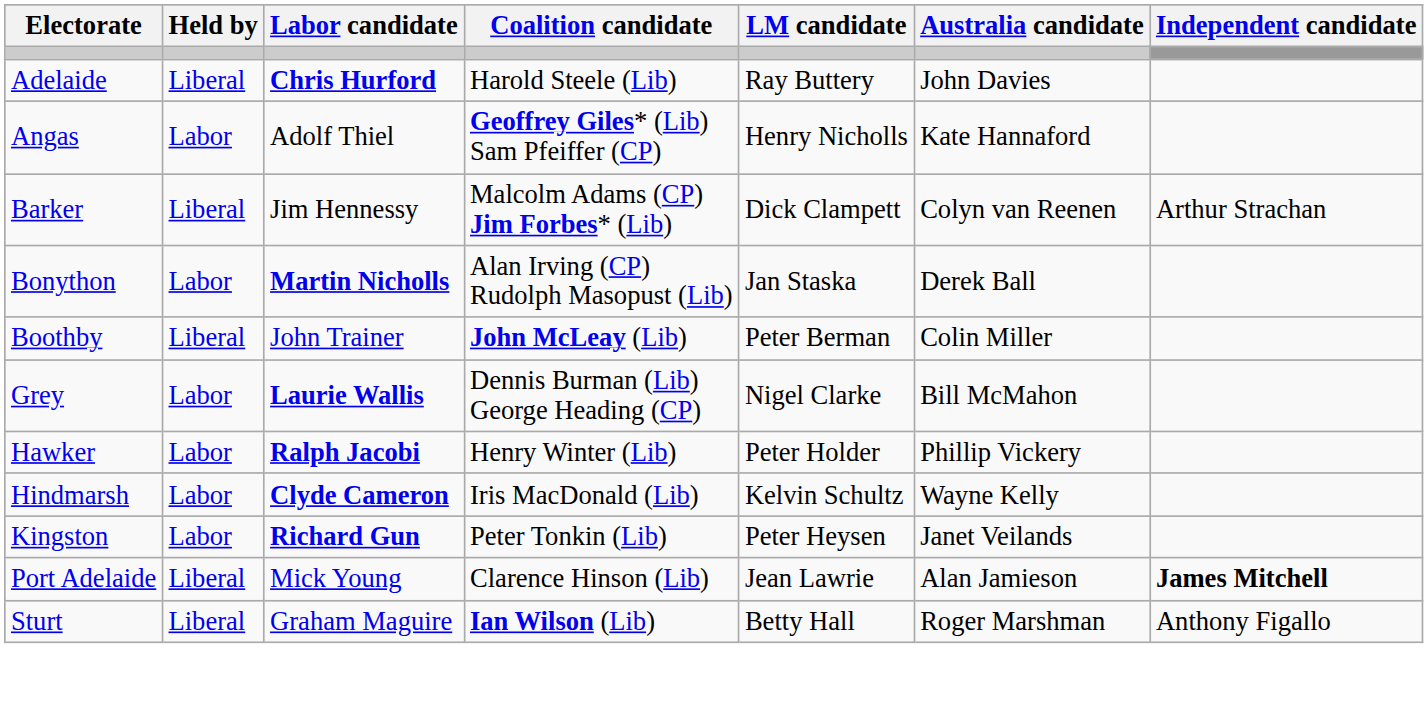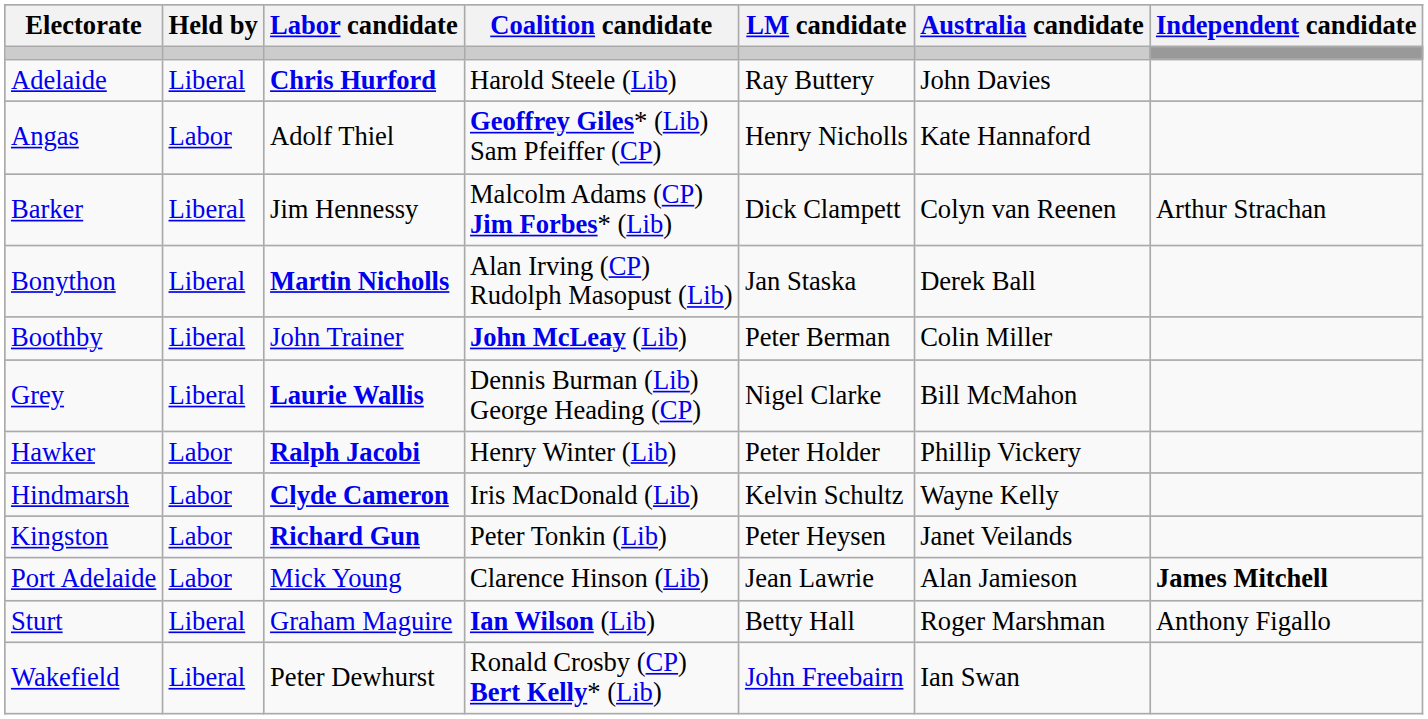(200, 280) Labor -> (207, 280) Liberal
(200, 395) Labor -> (207, 395) Liberal
(207, 578) Liberal -> (200, 578) Labor
+ row: (65, 677)
